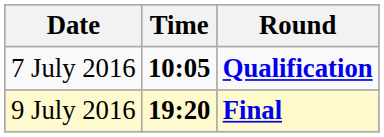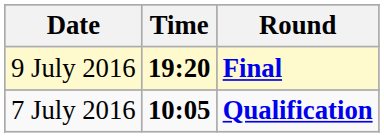rows swapped: (73, 68) <-> (73, 110)
